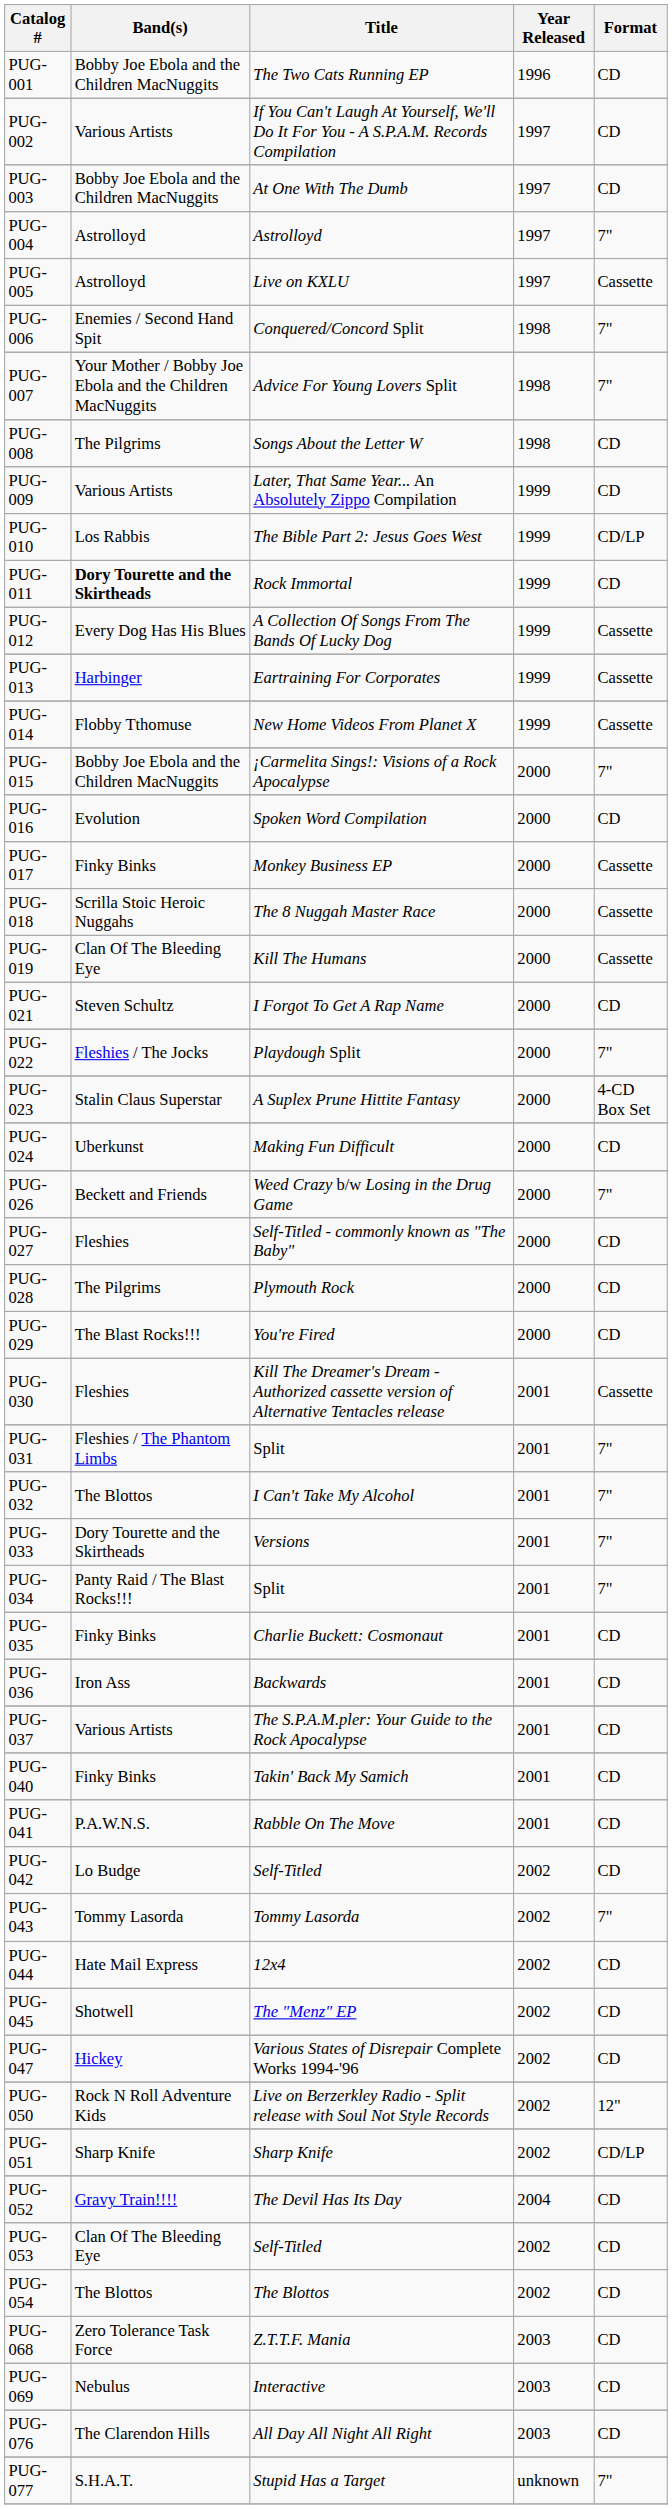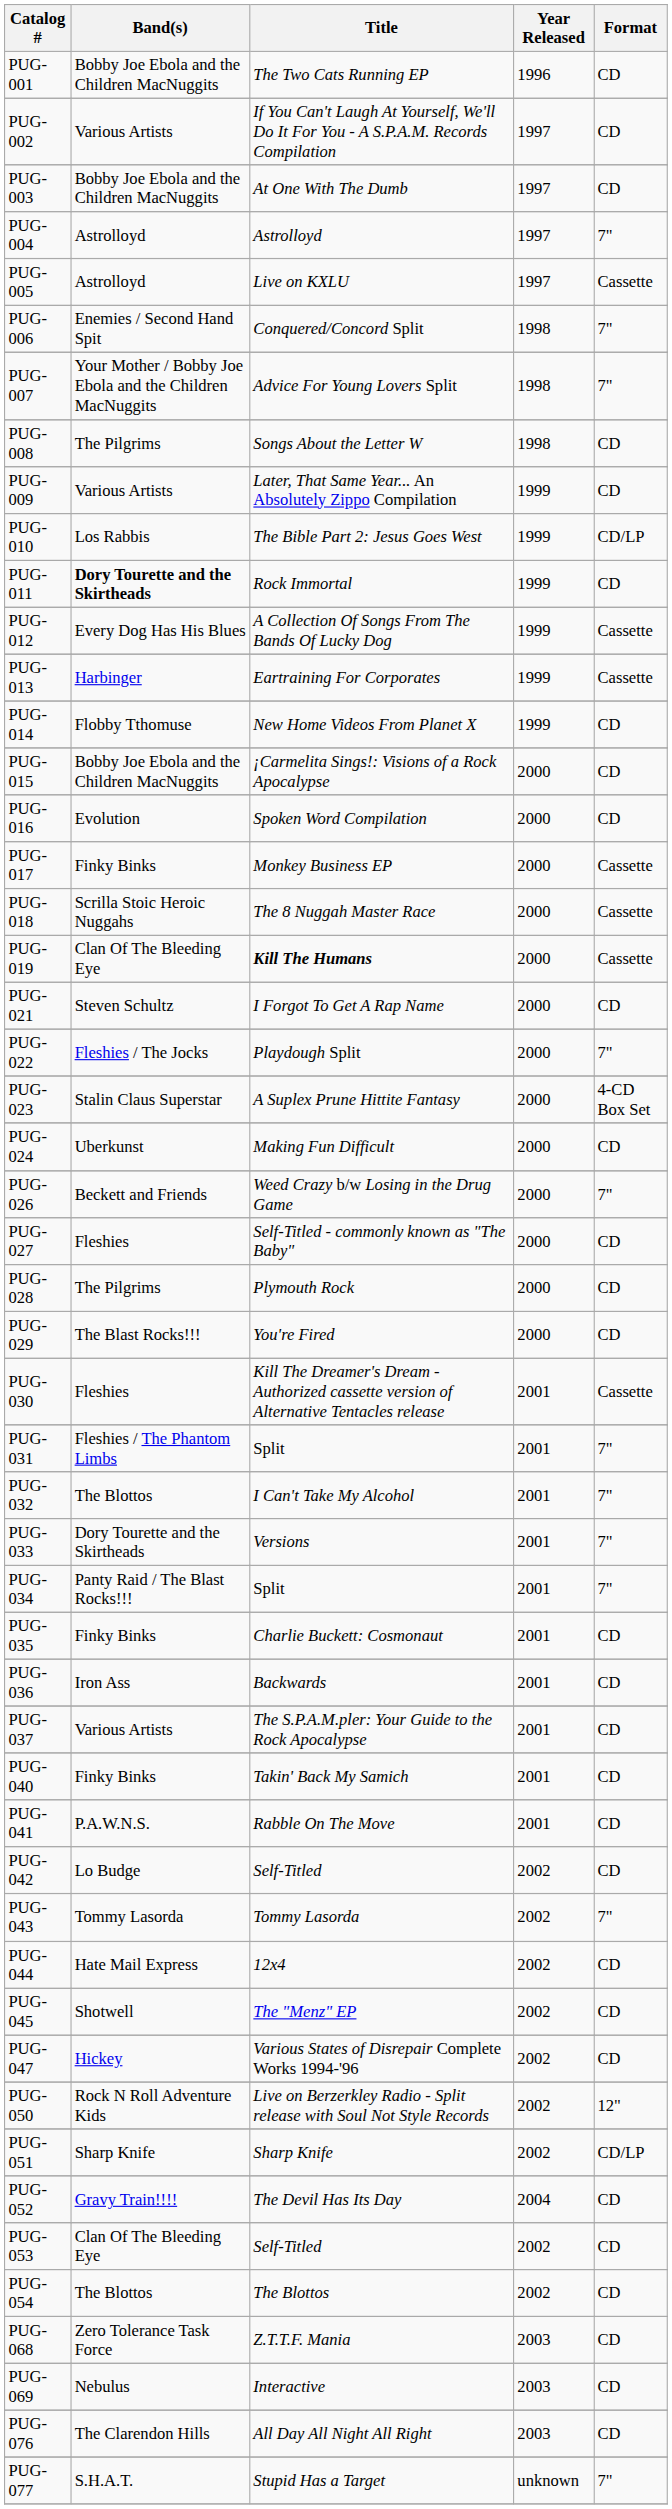(625, 724) Cassette -> (609, 724) CD
(605, 771) 7" -> (609, 771) CD
(310, 959) normal -> (313, 959) bold
